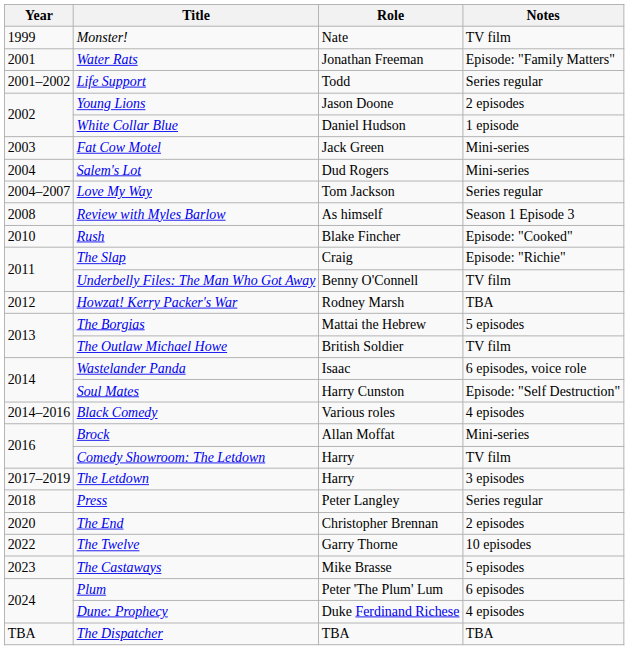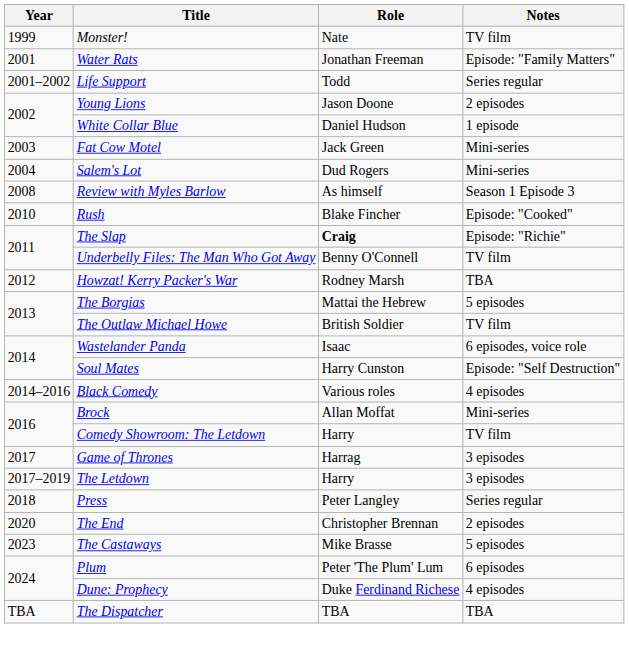- row: (114, 192)
(337, 258) normal -> (339, 236) bold
+ row: (125, 457)
- row: (108, 545)
